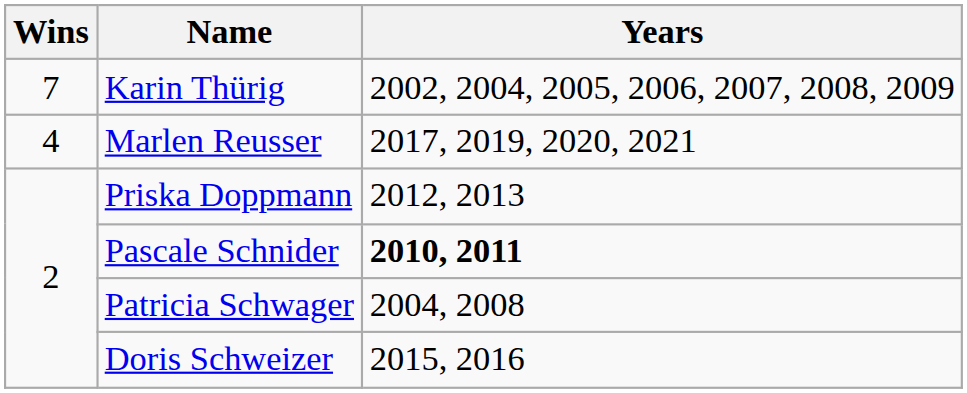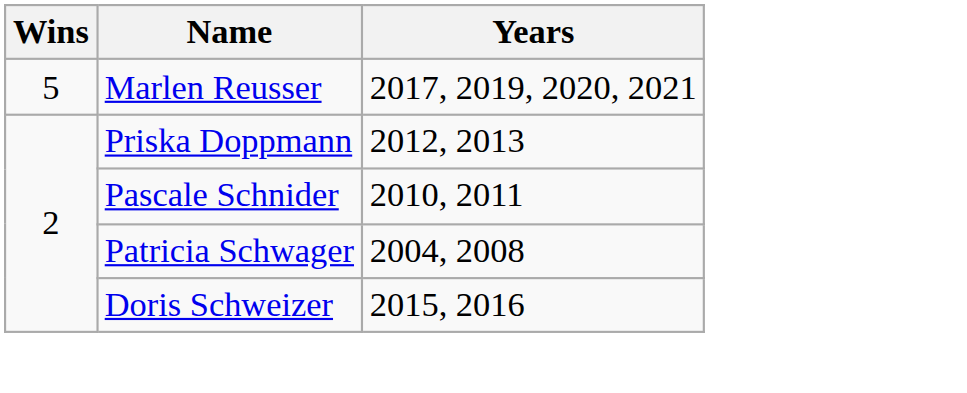- row: (195, 86)
(51, 140) 4 -> (51, 86) 5
(446, 250) bold -> (447, 195) normal
